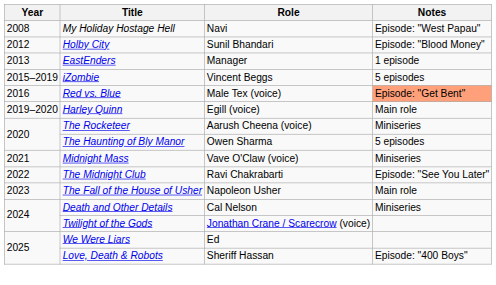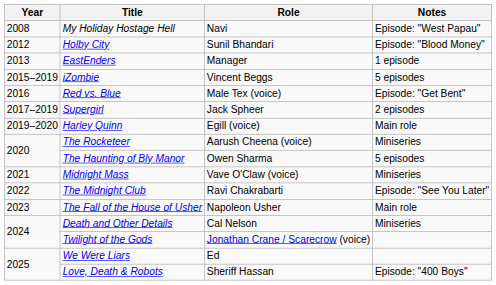(420, 93) lightsalmon background -> (420, 93) no background
+ row: (83, 110)
